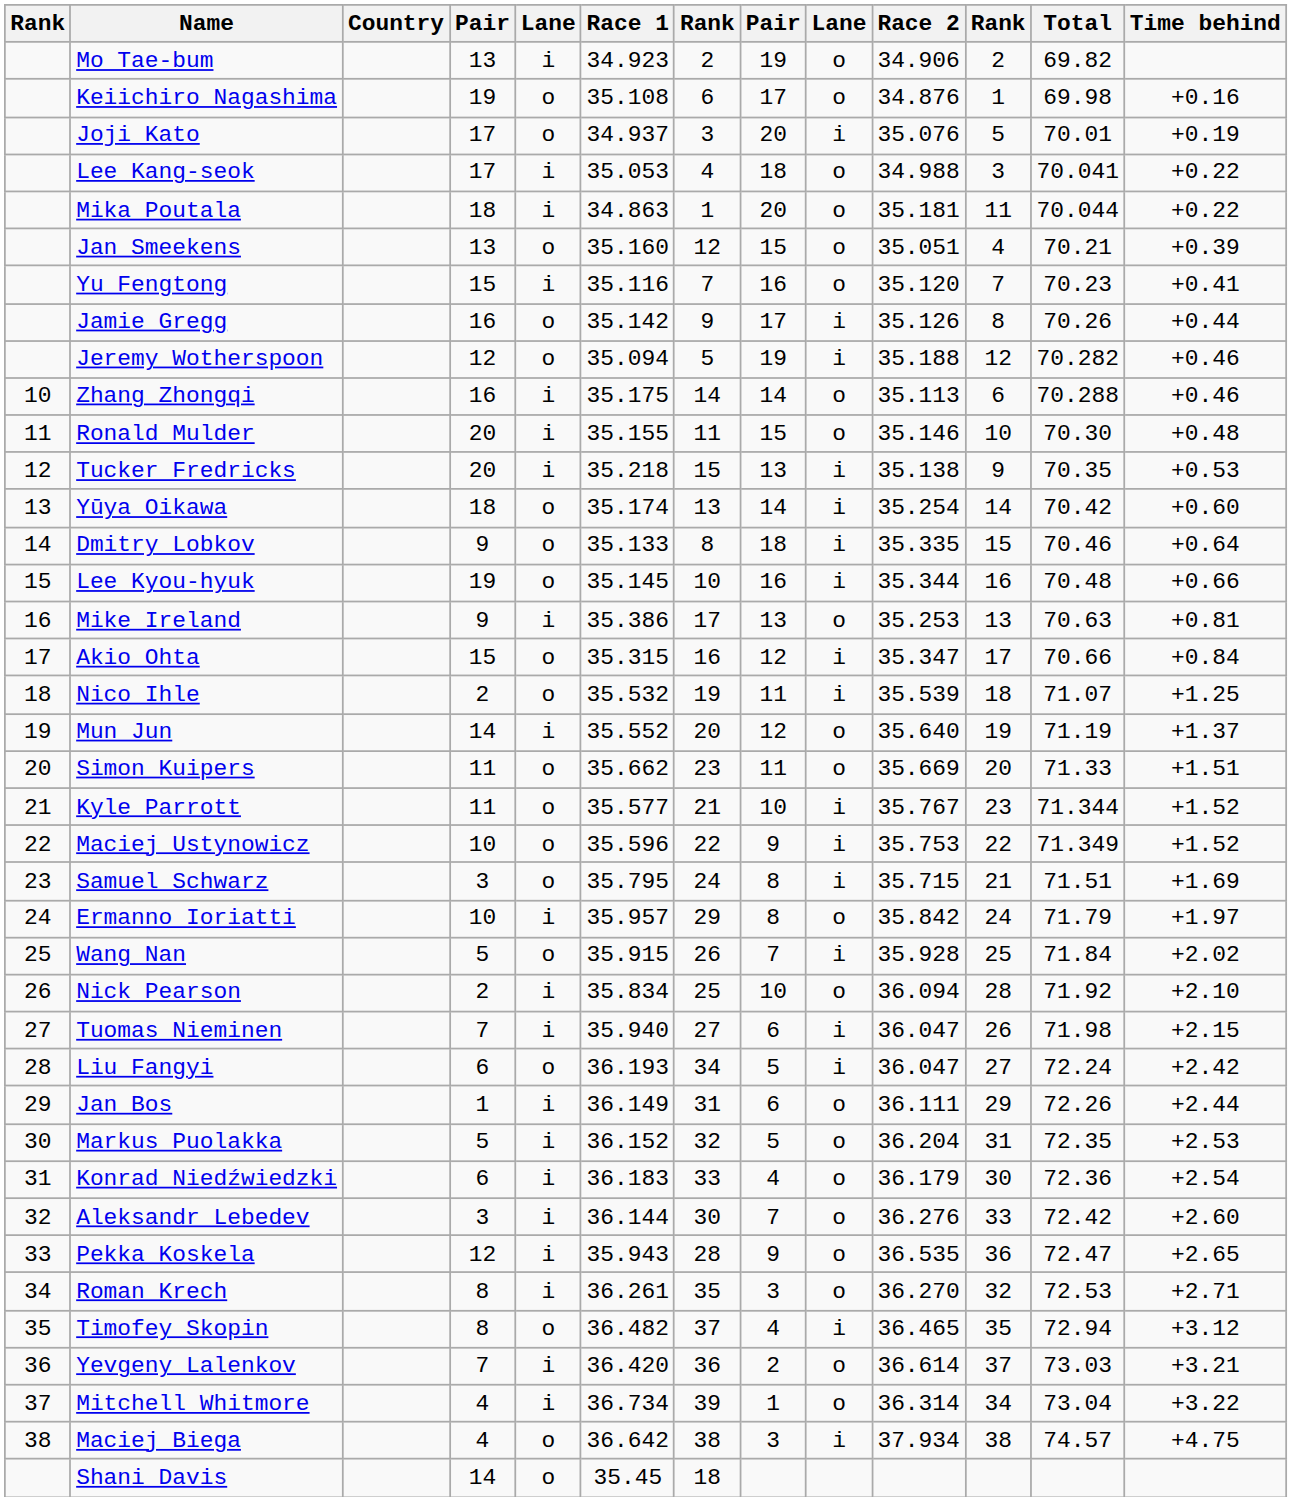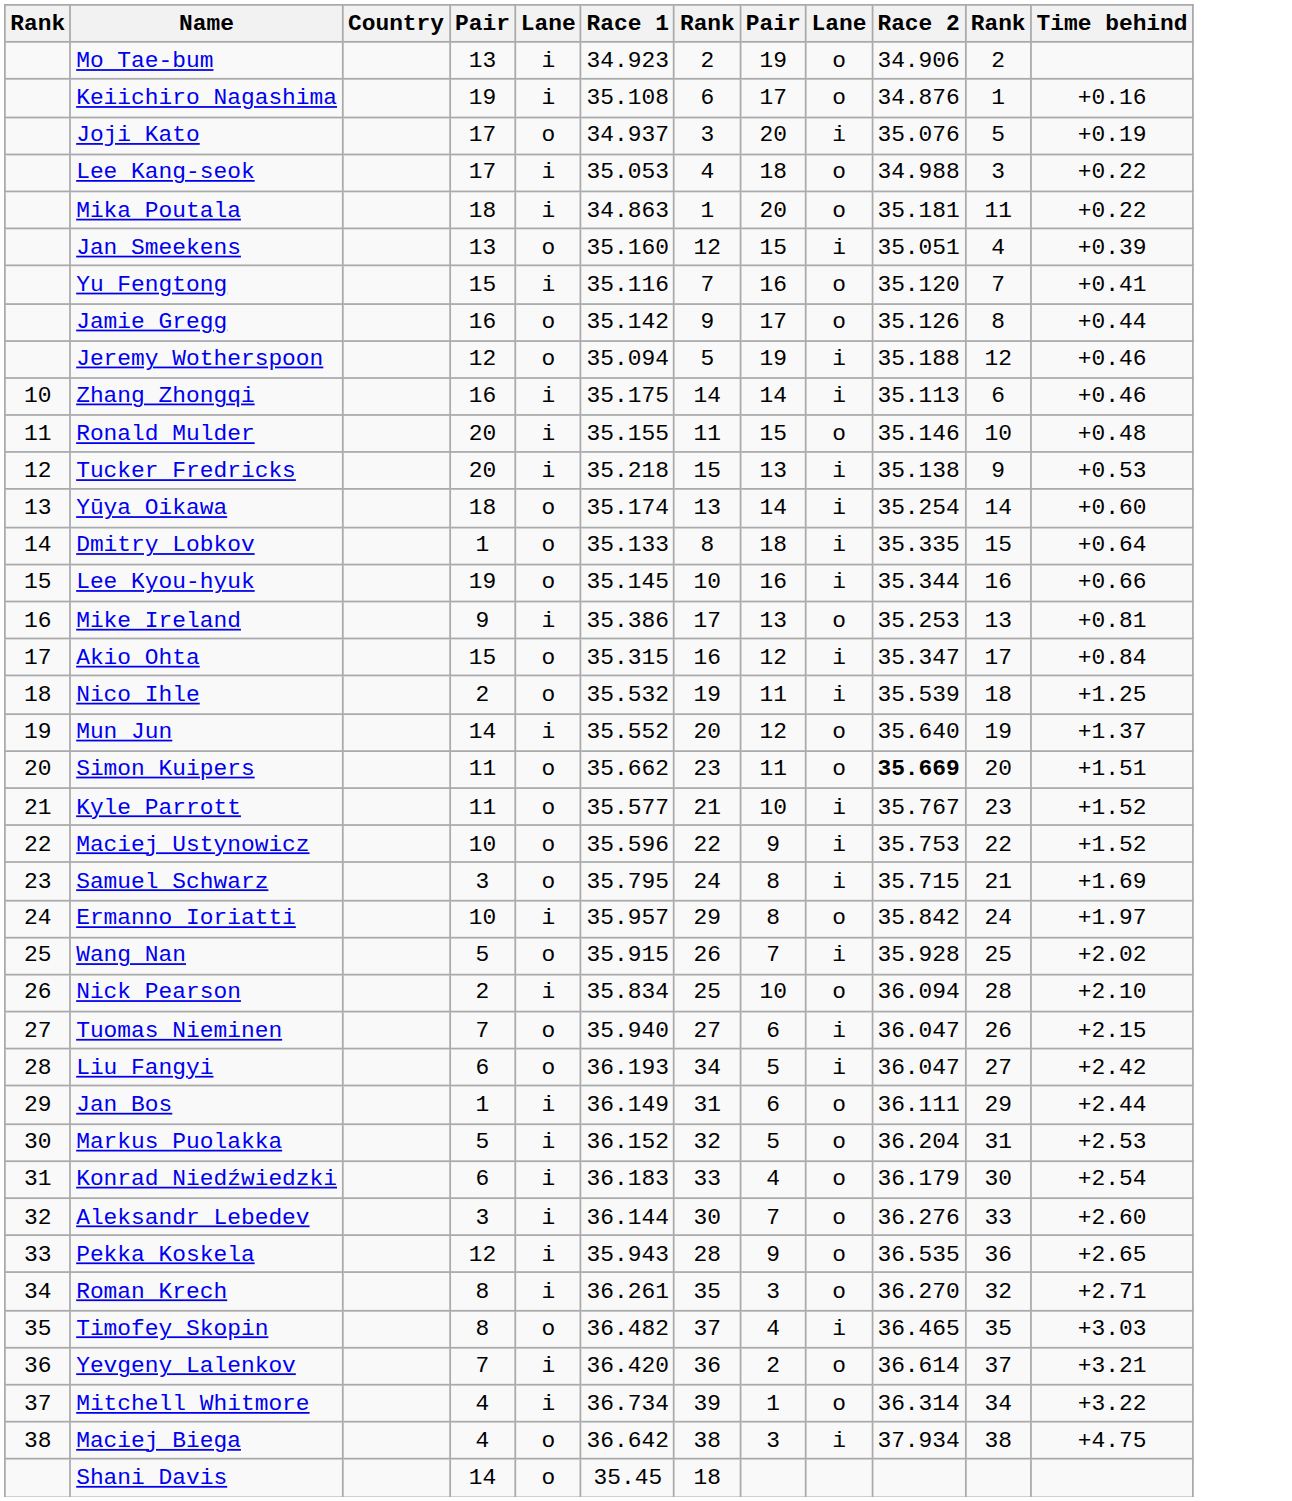- column: (1078, 24)
(548, 98) o -> (548, 98) i
(839, 247) o -> (839, 247) i
(839, 322) i -> (839, 322) o
(839, 396) o -> (839, 396) i
(482, 546) 9 -> (482, 546) 1
(919, 769) normal -> (919, 769) bold
(548, 1030) i -> (548, 1030) o
(1205, 1329) +3.12 -> (1112, 1329) +3.03
